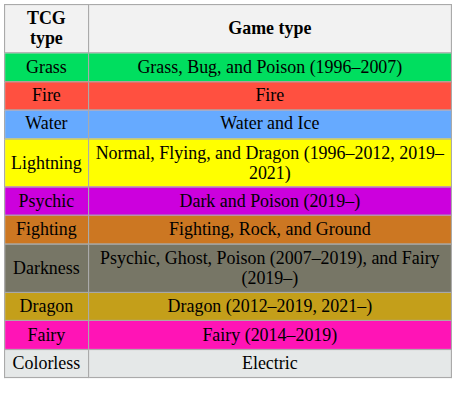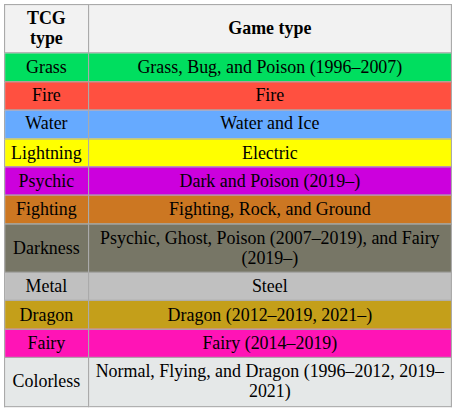(270, 162) Normal, Flying, and Dragon (1996–2012, 2019–2021) -> (270, 152) Electric
+ row: (46, 286)
(270, 363) Electric -> (270, 381) Normal, Flying, and Dragon (1996–2012, 2019–2021)
